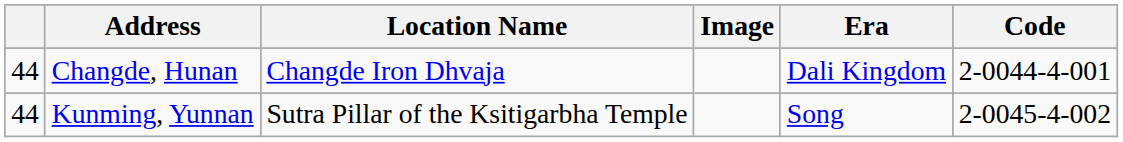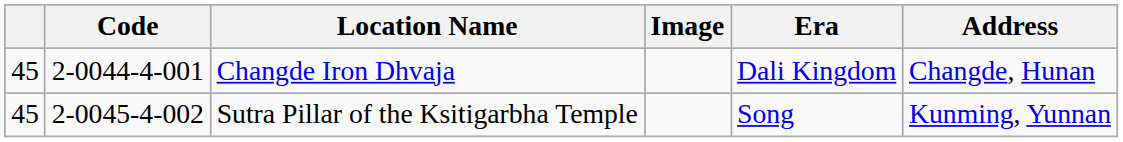columns swapped: (1035, 26) <-> (153, 26)
(25, 70) 44 -> (25, 70) 45
(25, 114) 44 -> (25, 114) 45
